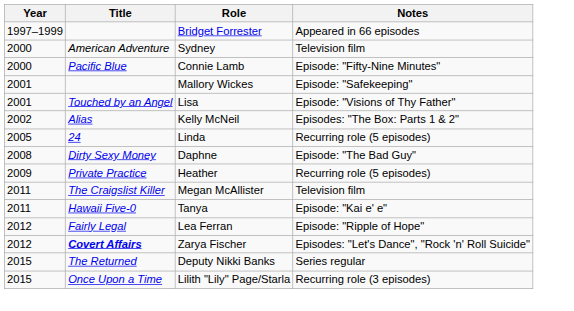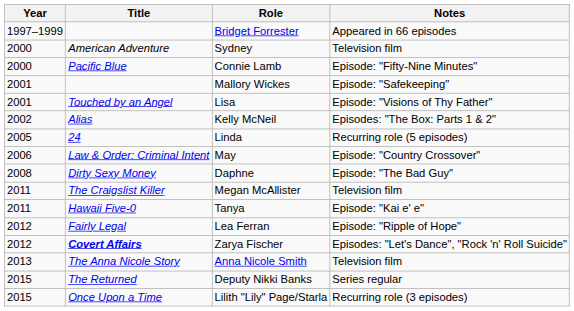+ row: (225, 155)
- row: (198, 173)
+ row: (261, 262)
